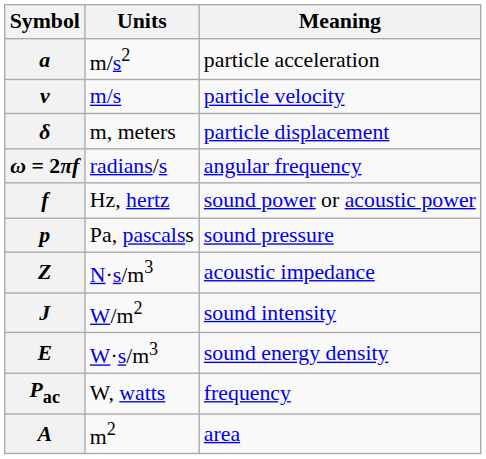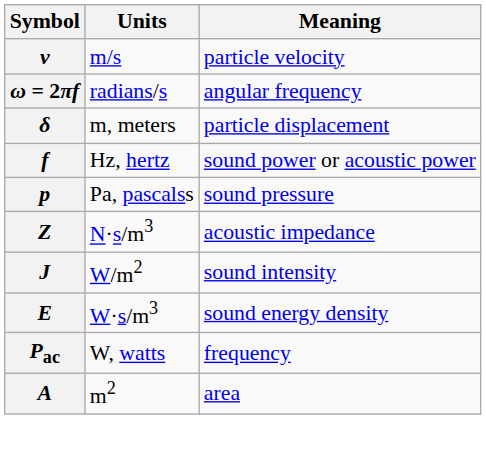- row: (45, 59)
rows swapped: (45, 131) <-> (45, 165)
